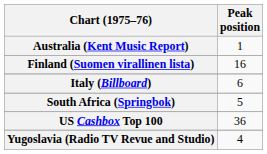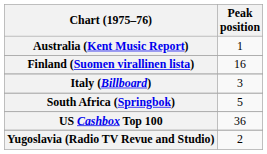(240, 83) 6 -> (240, 83) 3
(240, 139) 4 -> (240, 139) 2
